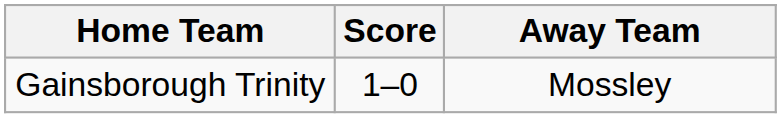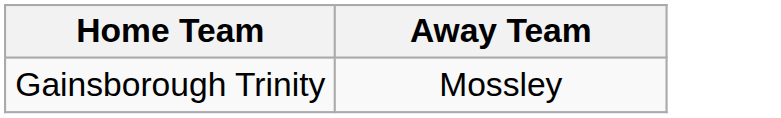- column: (390, 31)
